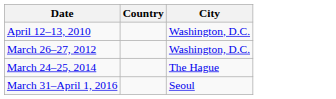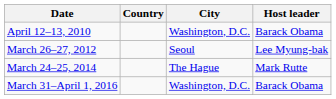+ column: (292, 13)
(209, 49) Washington, D.C. -> (182, 49) Seoul
(182, 85) Seoul -> (209, 85) Washington, D.C.
